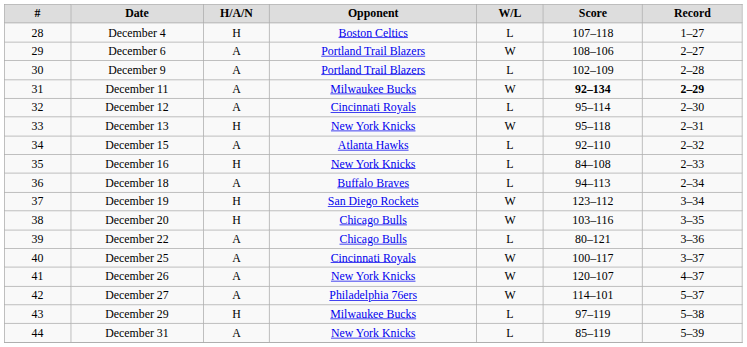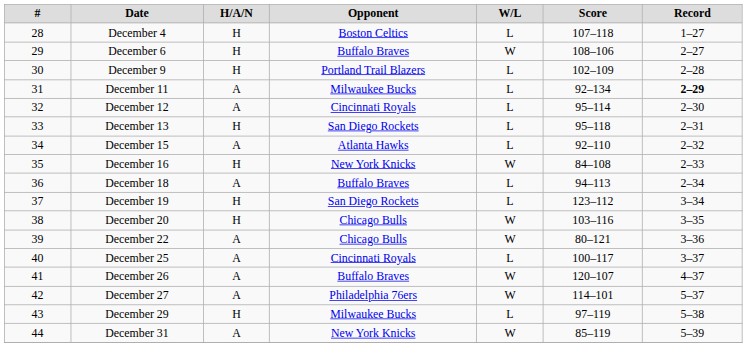(236, 51) A -> (236, 51) H
(373, 51) Portland Trail Blazers -> (373, 51) Buffalo Braves
(236, 70) A -> (236, 70) H
(510, 88) W -> (510, 88) L
(593, 88) bold -> (593, 88) normal
(373, 126) New York Knicks -> (373, 126) San Diego Rockets
(510, 126) W -> (510, 126) L
(510, 164) L -> (510, 164) W
(510, 201) W -> (510, 201) L
(510, 239) L -> (510, 239) W
(510, 257) W -> (510, 257) L
(373, 276) New York Knicks -> (373, 276) Buffalo Braves
(510, 333) L -> (510, 333) W
